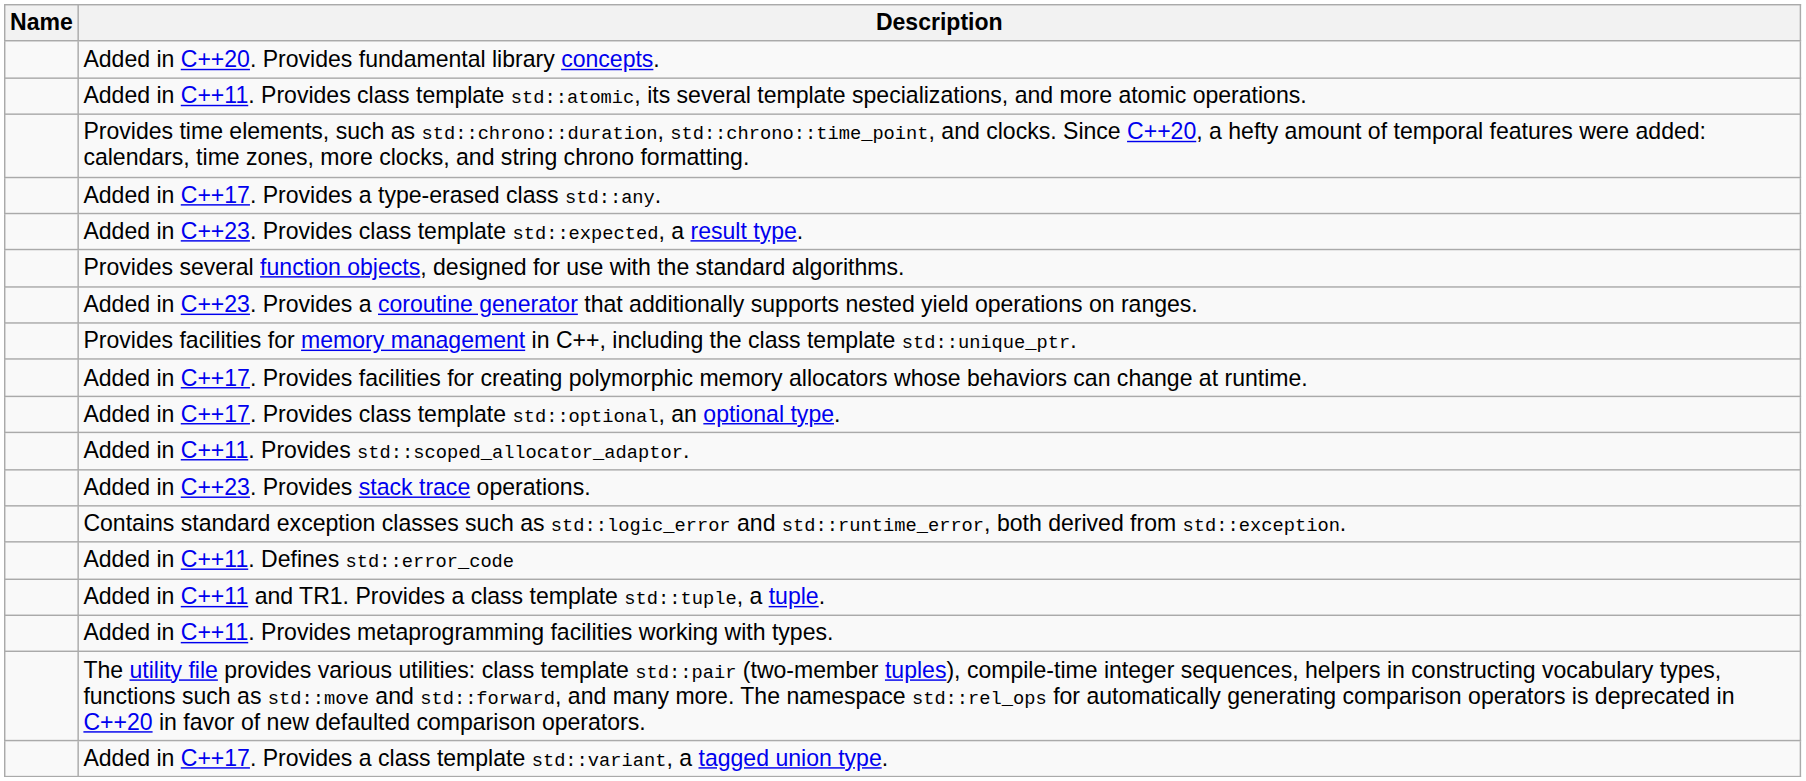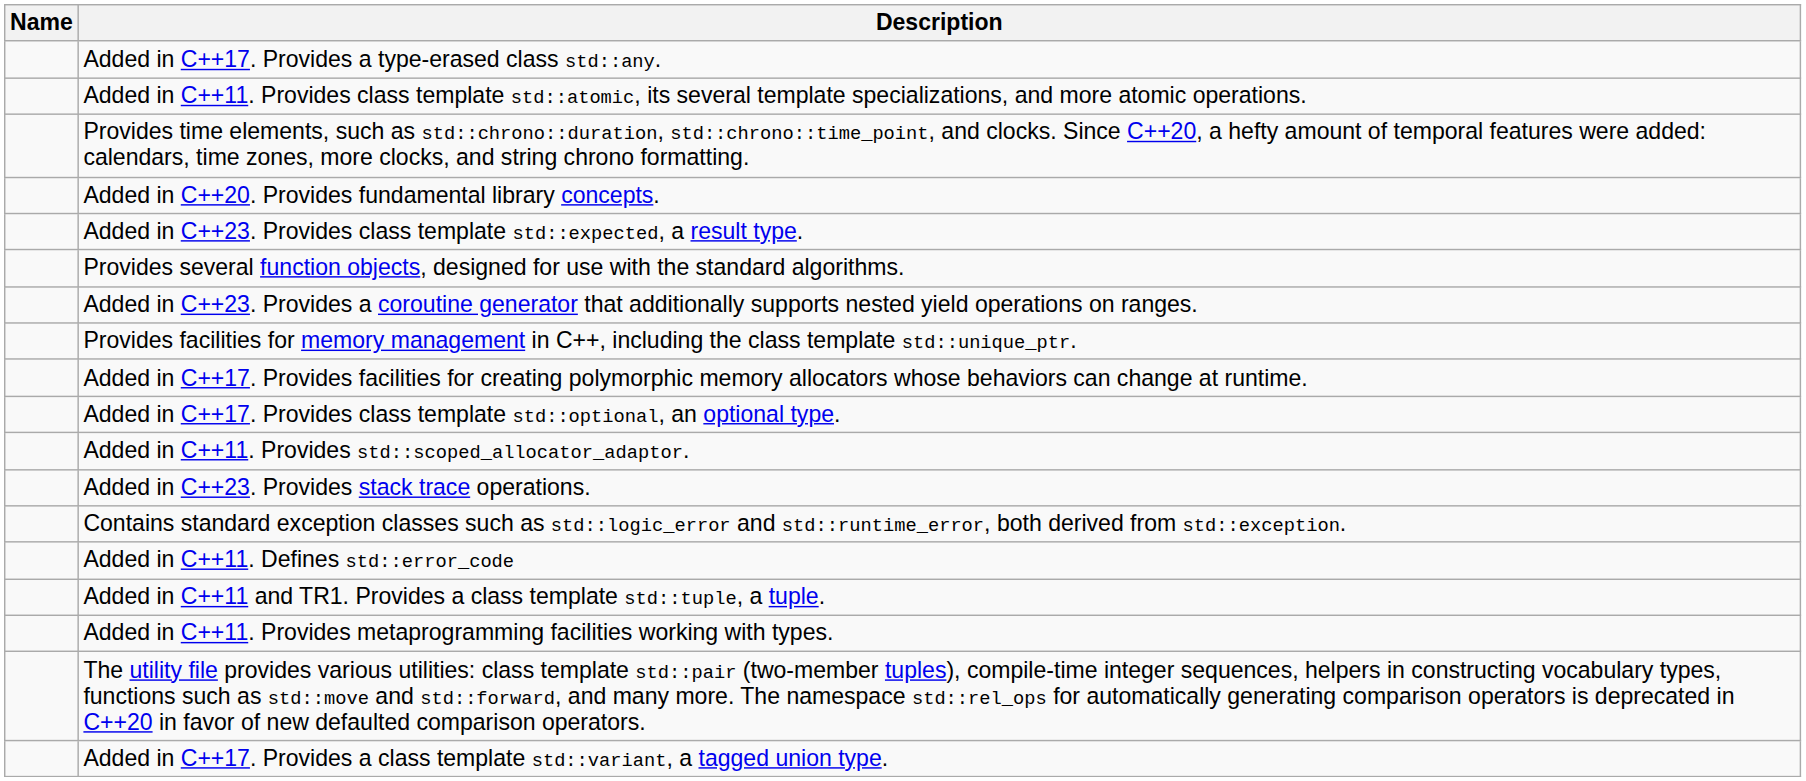rows swapped: (372, 195) <-> (372, 59)
